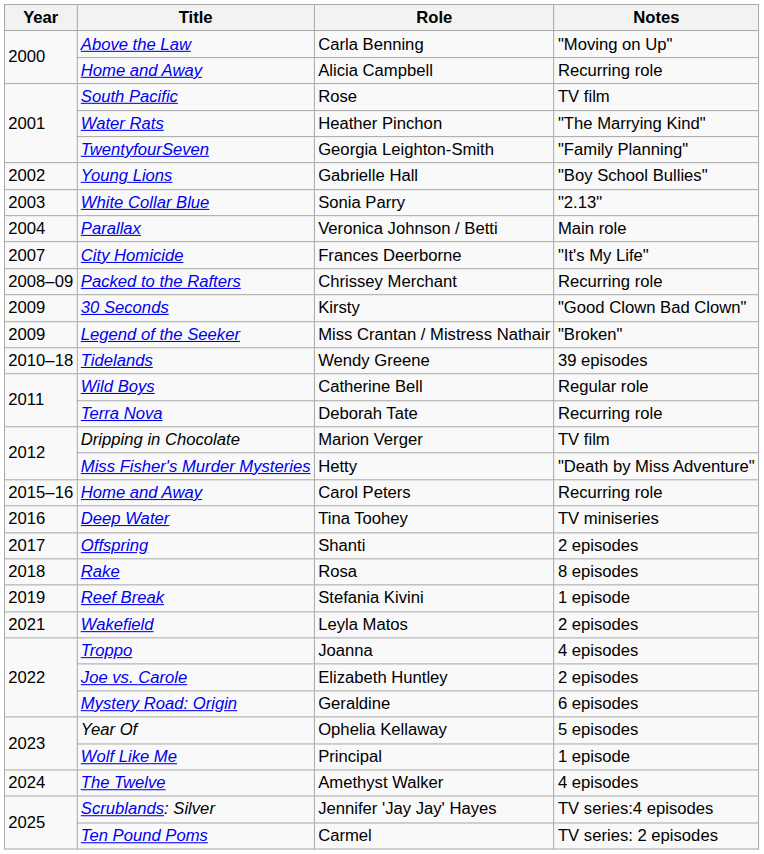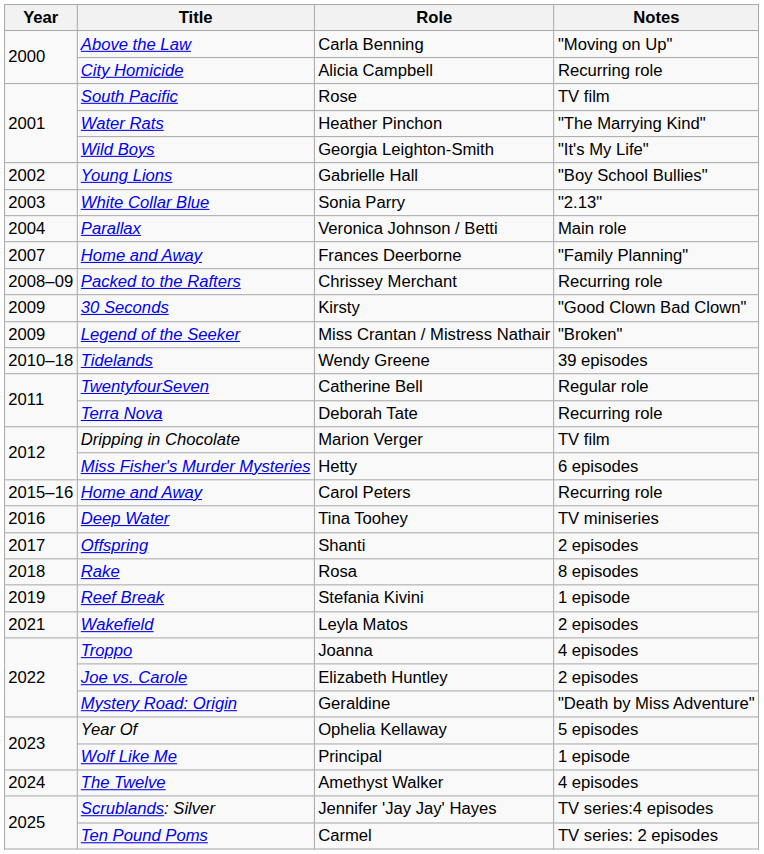(141, 70) Home and Away -> (132, 70) City Homicide
(145, 149) TwentyfourSeven -> (118, 149) Wild Boys
(623, 149) "Family Planning" -> (603, 149) "It's My Life"
(132, 255) City Homicide -> (141, 255) Home and Away
(603, 255) "It's My Life" -> (623, 255) "Family Planning"
(118, 387) Wild Boys -> (145, 387) TwentyfourSeven
(656, 466) "Death by Miss Adventure" -> (598, 466) 6 episodes
(598, 703) 6 episodes -> (656, 703) "Death by Miss Adventure"
